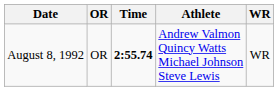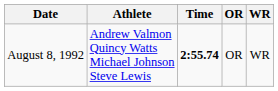columns swapped: (201, 14) <-> (99, 14)
